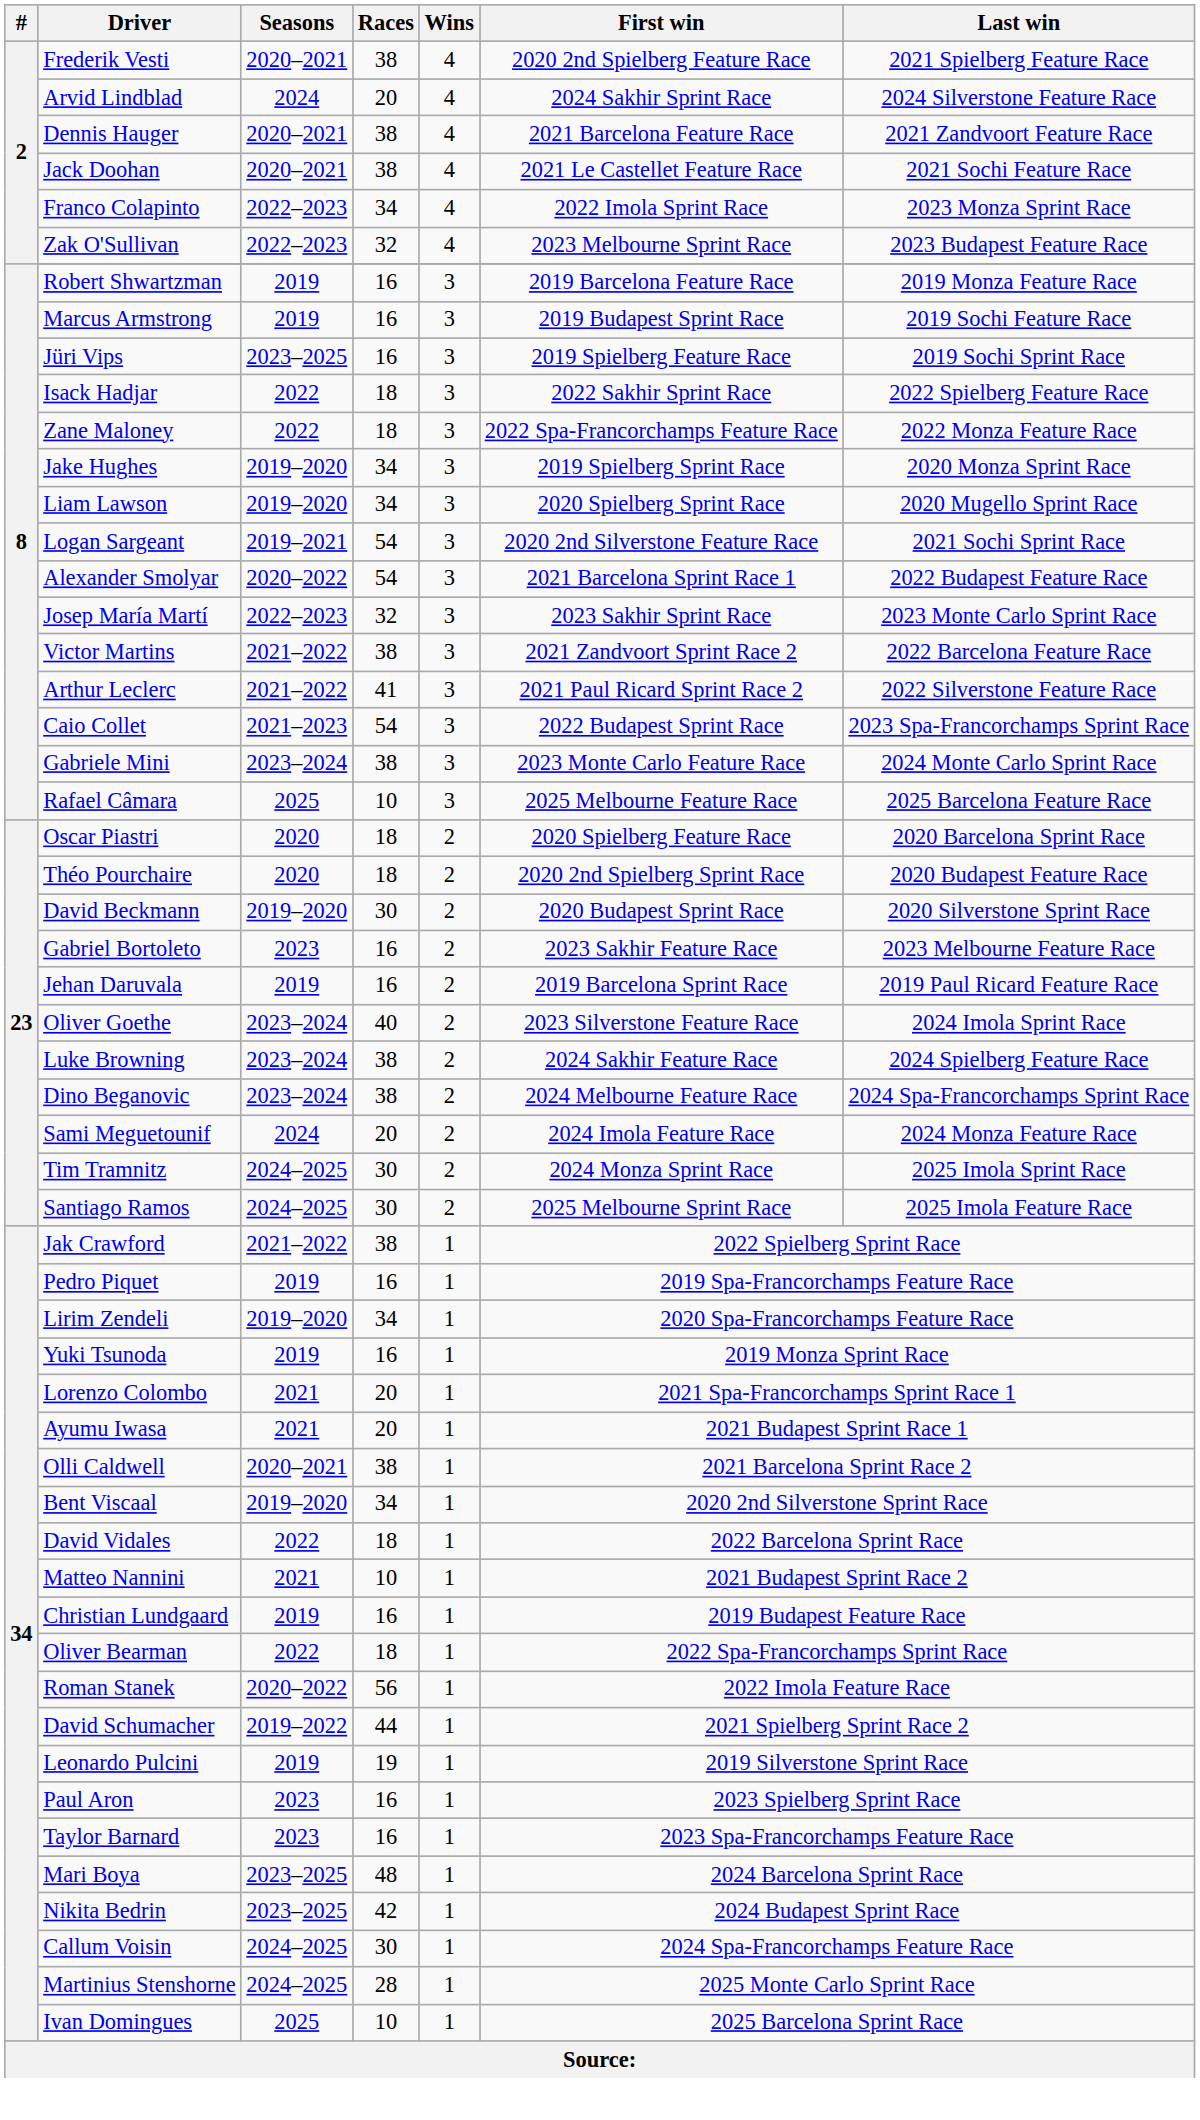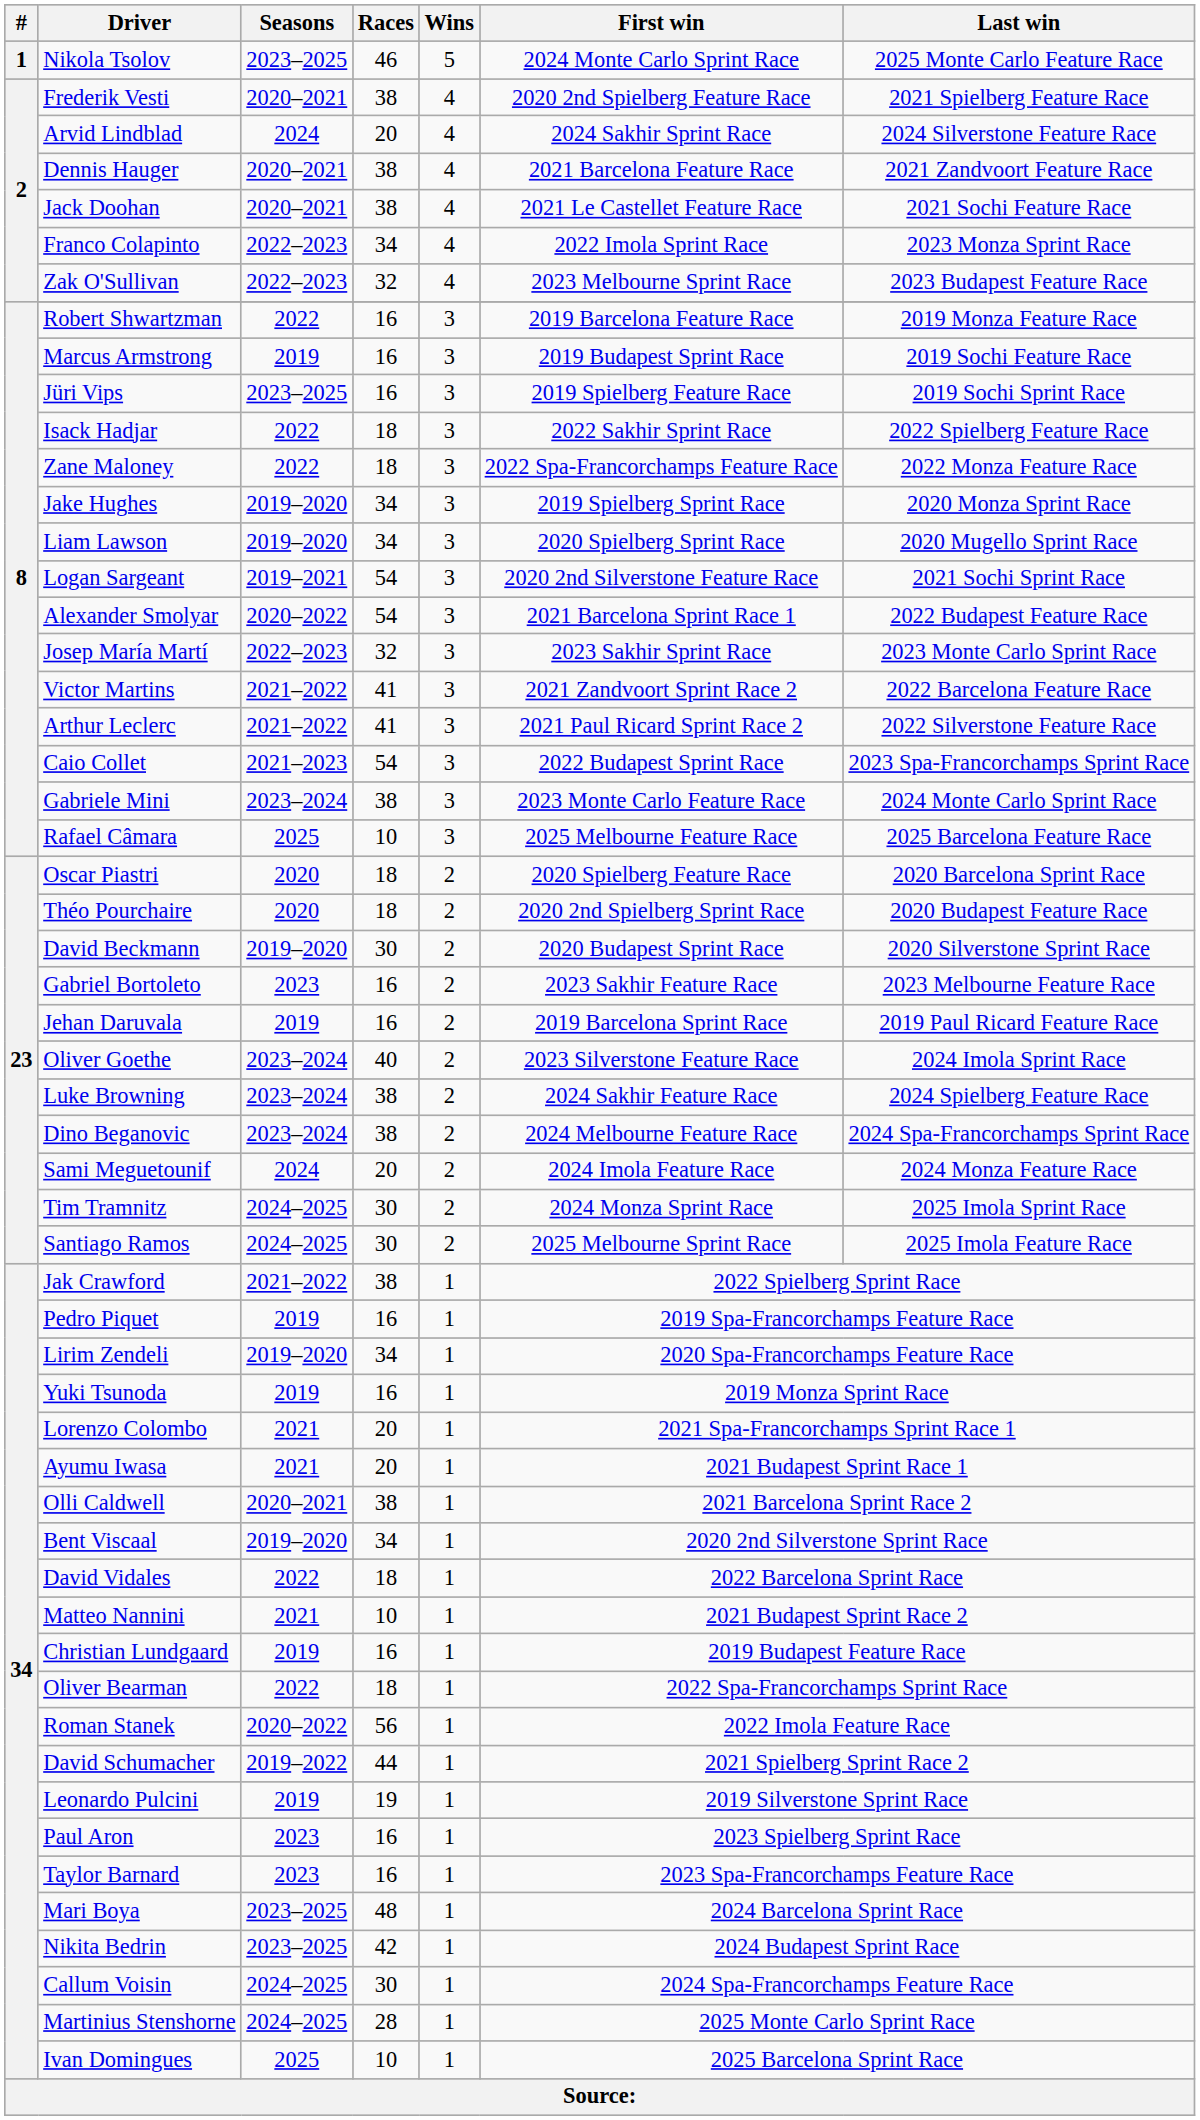+ row: (107, 59)
(297, 281) 2019 -> (297, 318) 2022
(386, 651) 38 -> (386, 688) 41
